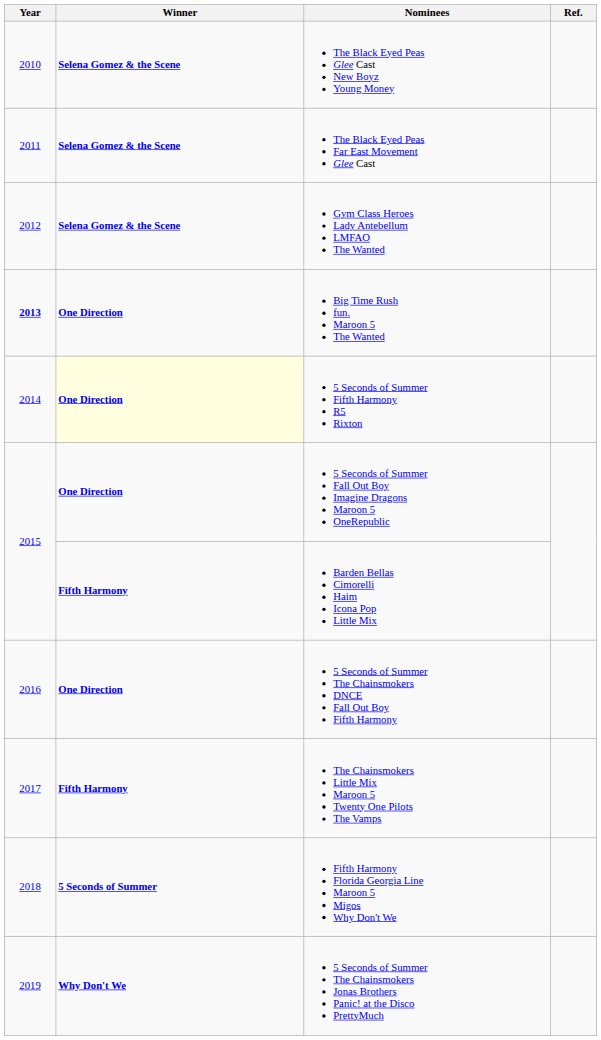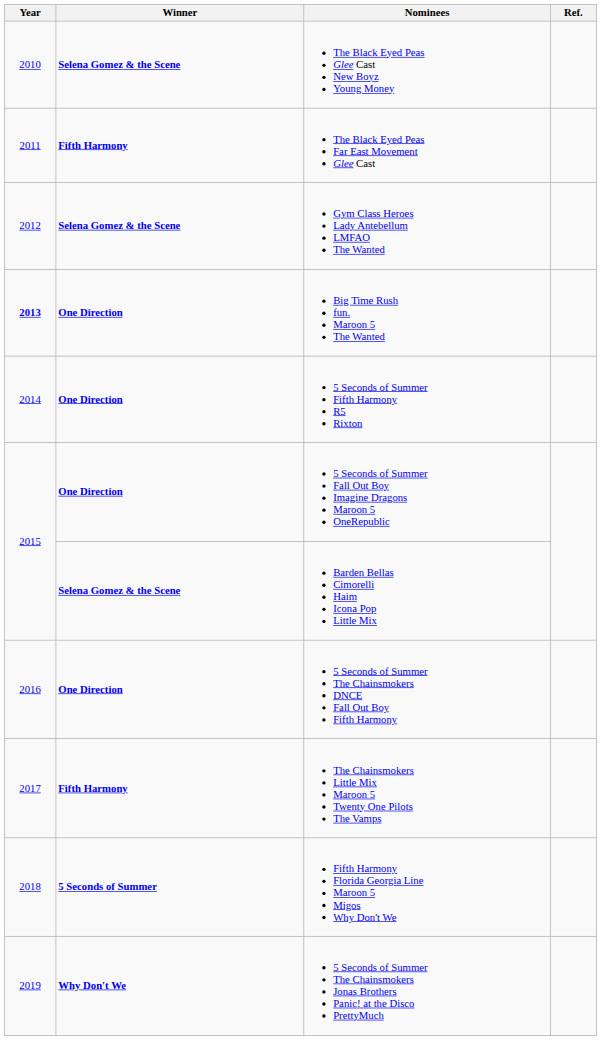(119, 145) Selena Gomez & the Scene -> (93, 145) Fifth Harmony
(91, 399) lightyellow background -> (91, 399) no background
(93, 590) Fifth Harmony -> (119, 590) Selena Gomez & the Scene
